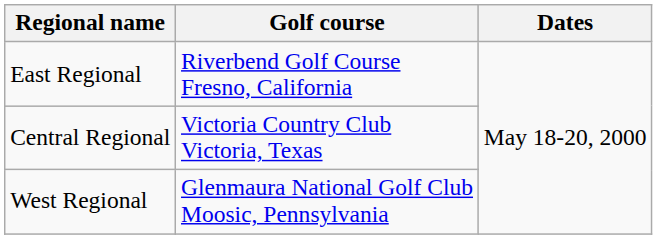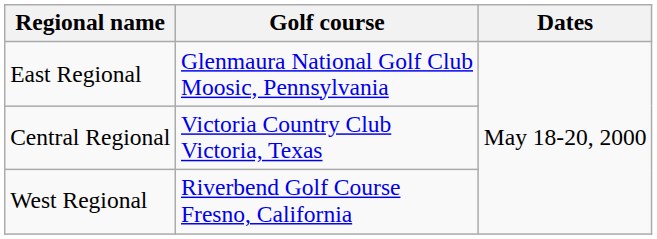(291, 73) Riverbend Golf Course Fresno, California -> (327, 73) Glenmaura National Golf Club Moosic, Pennsylvania
(327, 201) Glenmaura National Golf Club Moosic, Pennsylvania -> (291, 201) Riverbend Golf Course Fresno, California
